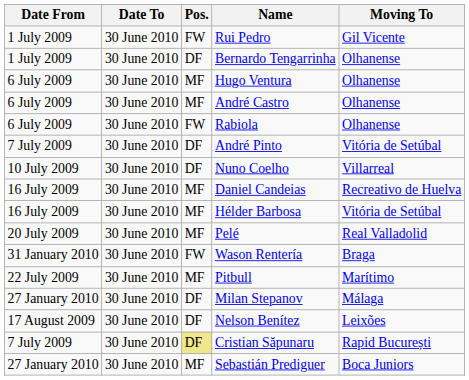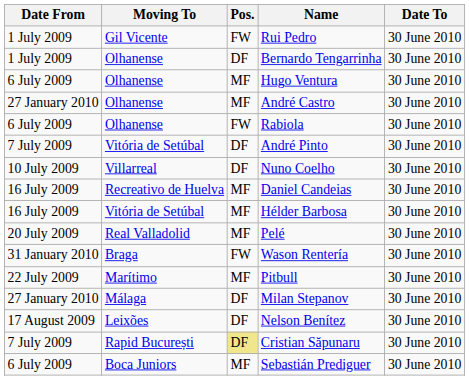columns swapped: (142, 15) <-> (402, 15)
(40, 102) 6 July 2009 -> (53, 102) 27 January 2010
(53, 364) 27 January 2010 -> (40, 364) 6 July 2009
